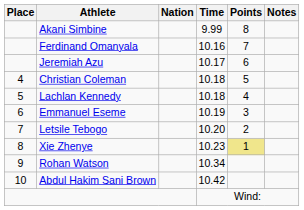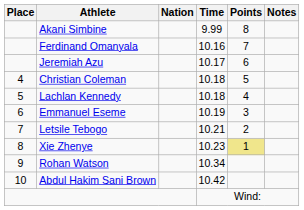(212, 130) 10.20 -> (212, 130) 10.21
